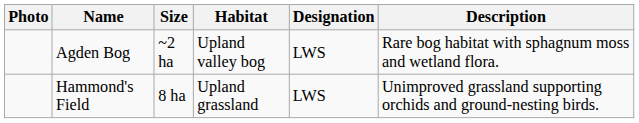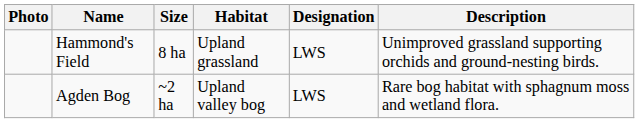rows swapped: (93, 52) <-> (95, 95)
